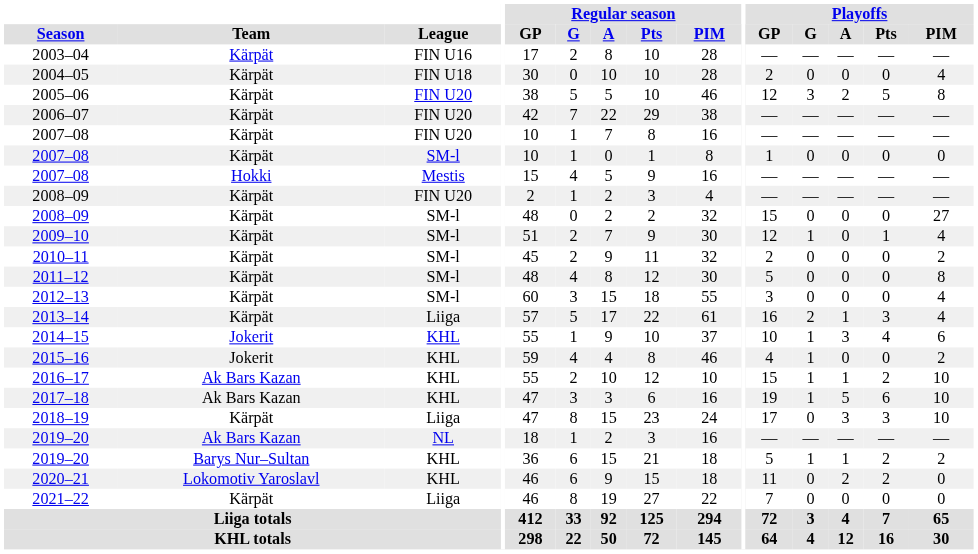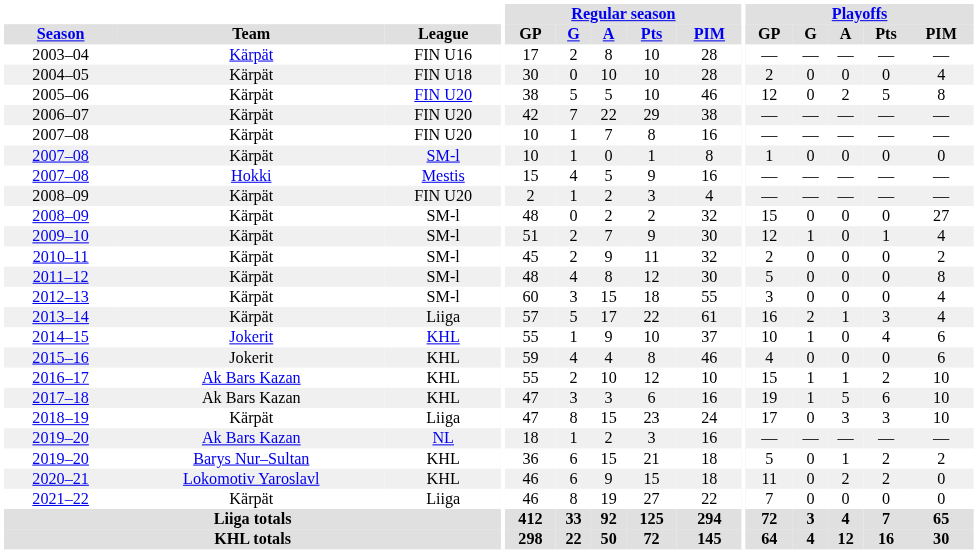(810, 94) 3 -> (810, 94) 0
(846, 337) 3 -> (846, 337) 0
(810, 357) 1 -> (810, 357) 0
(941, 357) 2 -> (941, 357) 6
(810, 458) 1 -> (810, 458) 0
